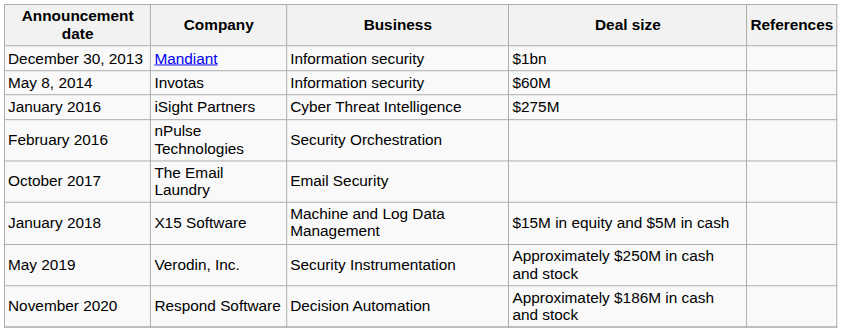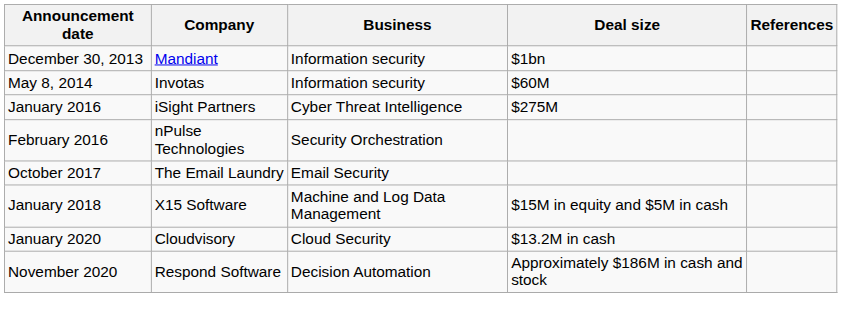- row: (42, 264)
+ row: (55, 239)
